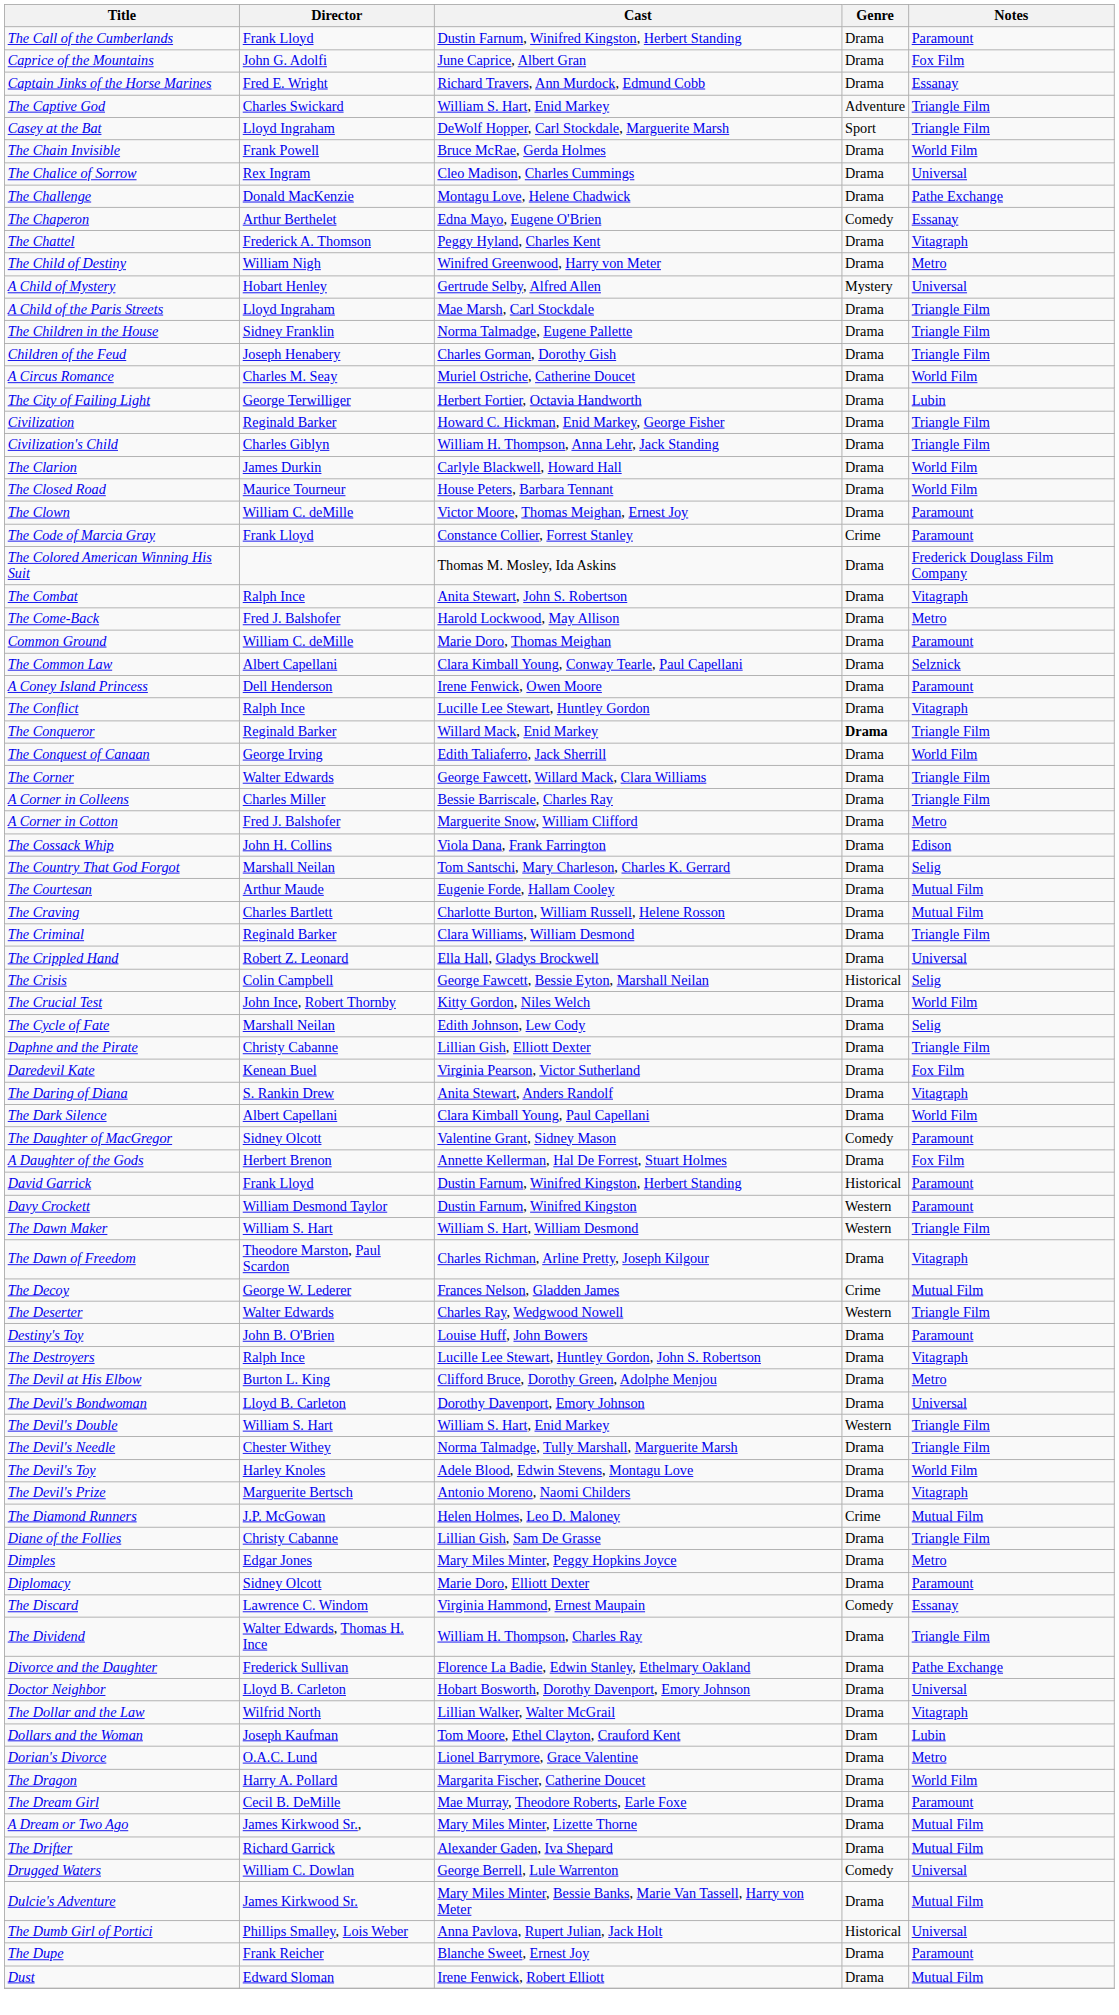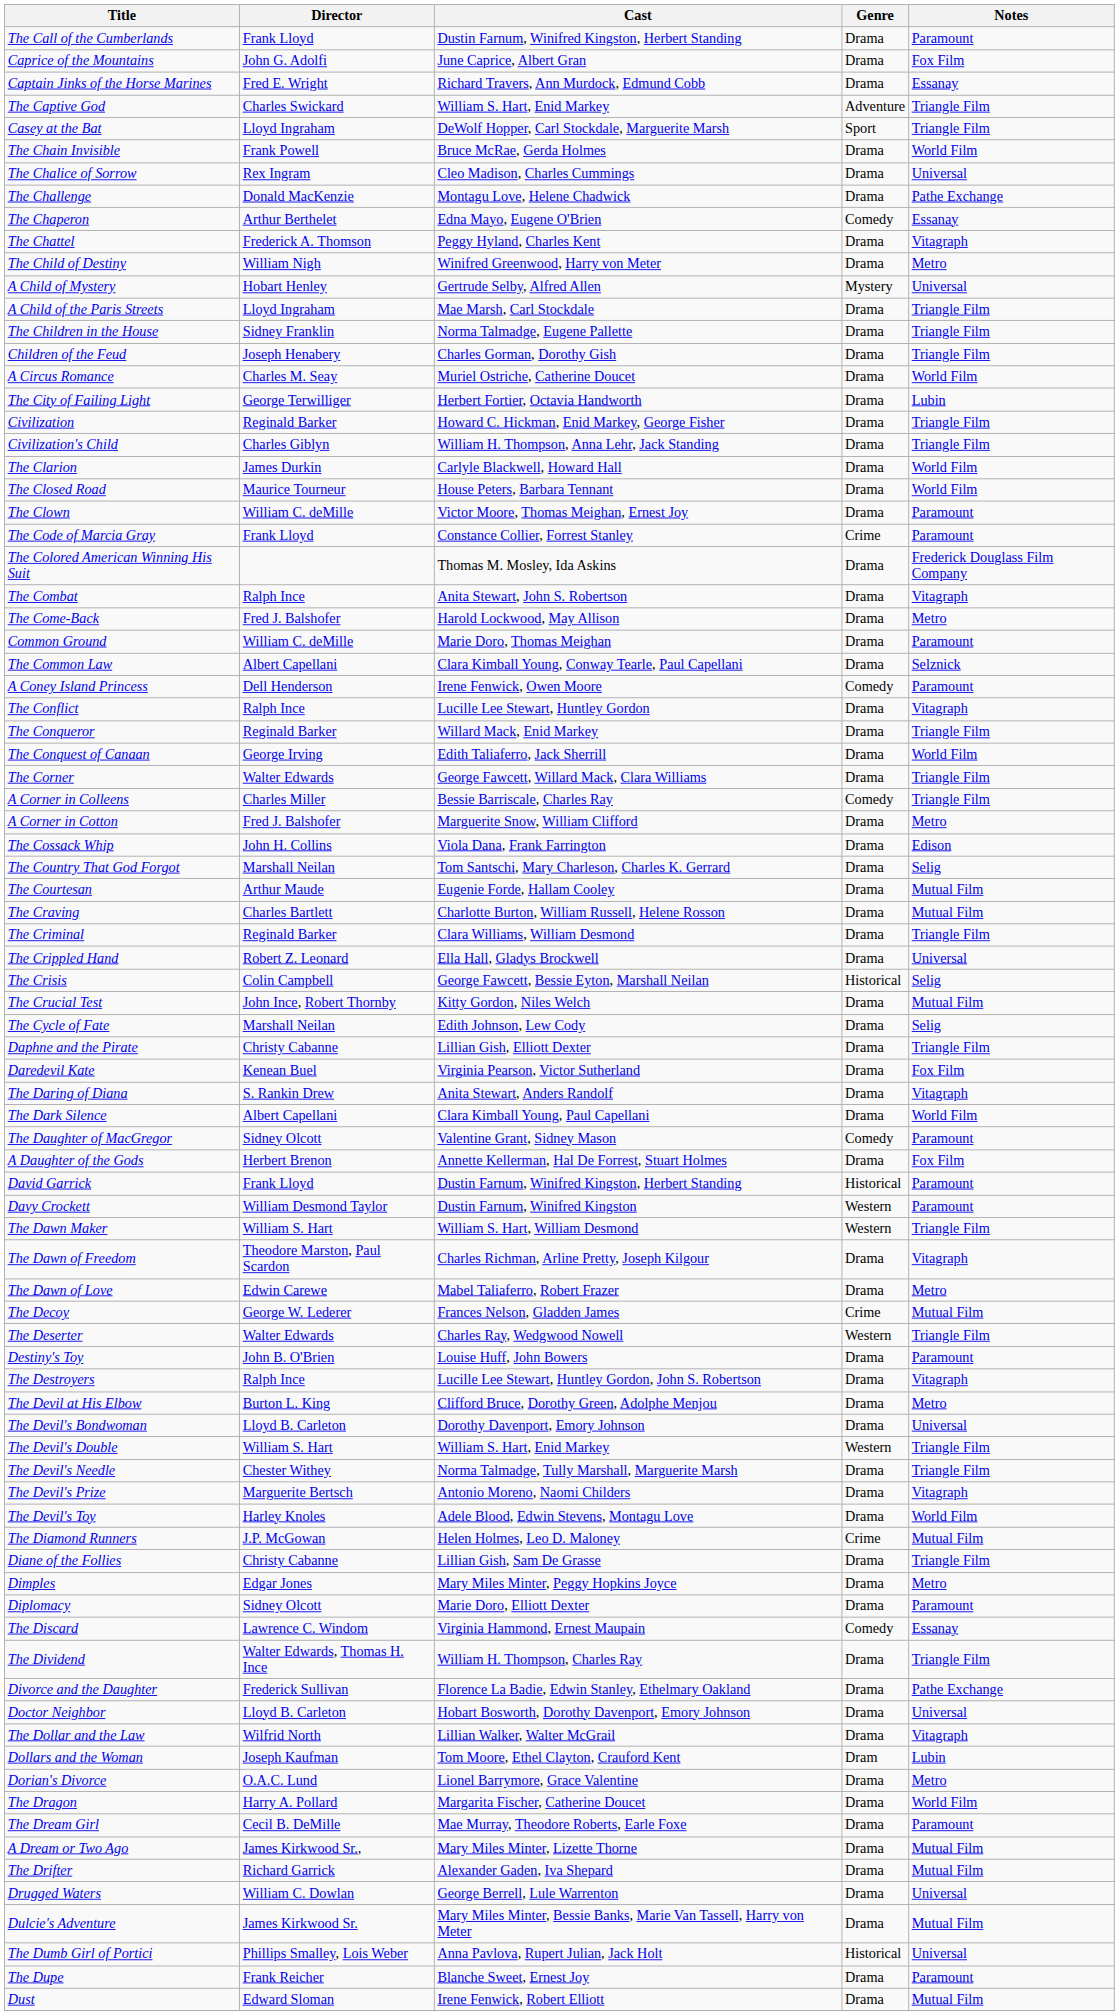(864, 686) Drama -> (869, 686) Comedy
(866, 731) bold -> (864, 731) normal
(864, 799) Drama -> (869, 799) Comedy
(945, 1002) World Film -> (948, 1002) Mutual Film
+ row: (60, 1289)
rows swapped: (57, 1493) <-> (52, 1470)
(869, 1870) Comedy -> (864, 1893) Drama
